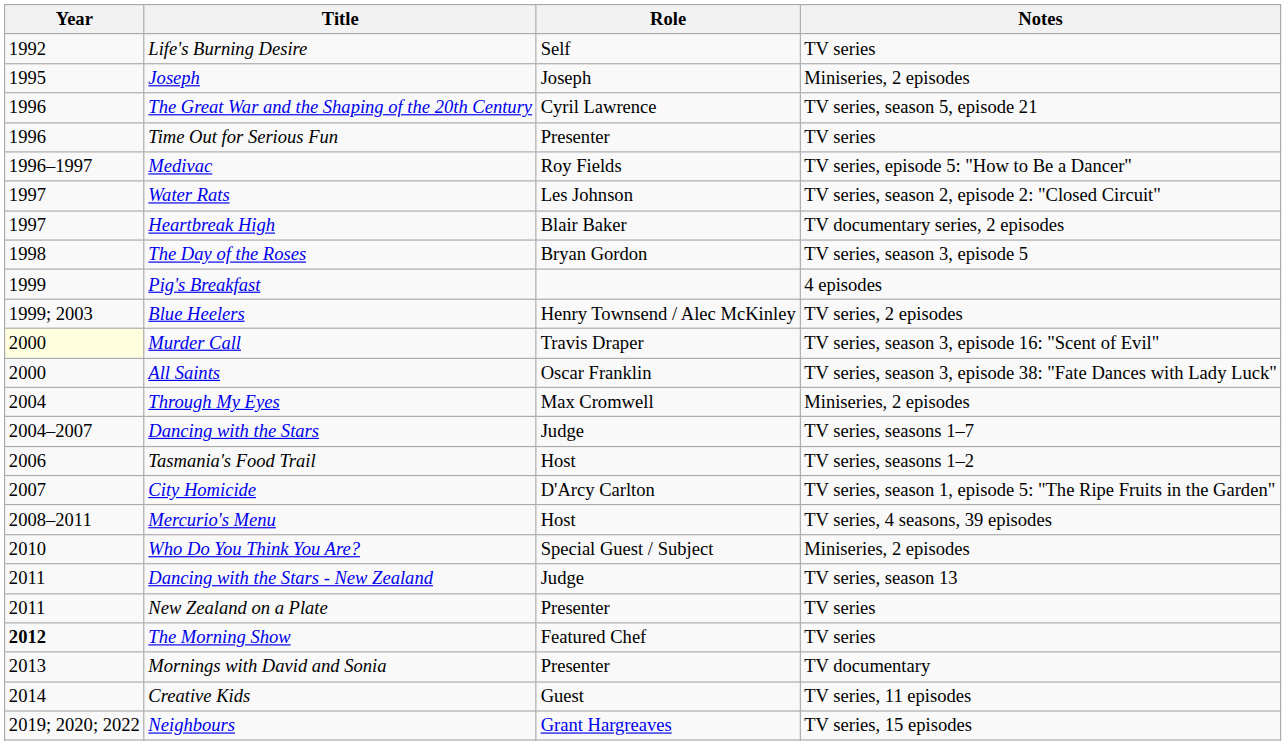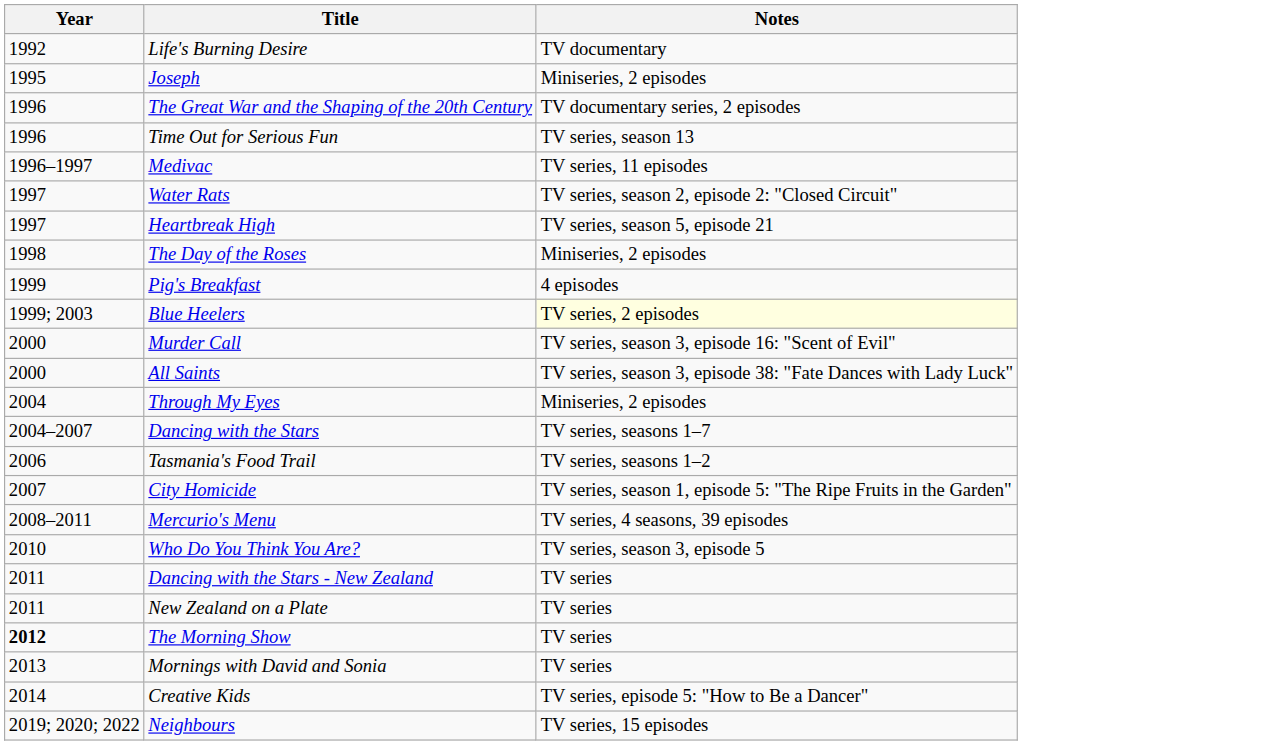- column: (668, 19)
(840, 48) TV series -> (604, 48) TV documentary
(921, 107) TV series, season 5, episode 21 -> (671, 107) TV documentary series, 2 episodes
(840, 136) TV series -> (617, 136) TV series, season 13
(968, 166) TV series, episode 5: "How to Be a Dancer" -> (624, 166) TV series, 11 episodes
(934, 225) TV documentary series, 2 episodes -> (657, 225) TV series, season 5, episode 21
(916, 254) TV series, season 3, episode 5 -> (623, 254) Miniseries, 2 episodes
(883, 313) no background -> (620, 313) lightyellow background
(27, 343) lightyellow background -> (27, 343) no background
(887, 549) Miniseries, 2 episodes -> (653, 549) TV series, season 3, episode 5
(881, 578) TV series, season 13 -> (576, 578) TV series
(867, 666) TV documentary -> (576, 666) TV series
(888, 696) TV series, 11 episodes -> (704, 696) TV series, episode 5: "How to Be a Dancer"
